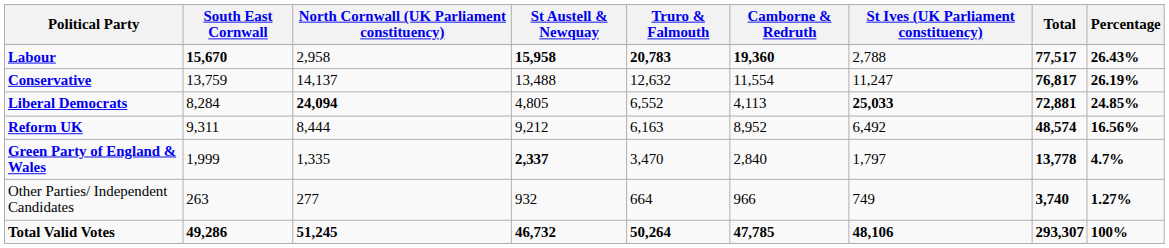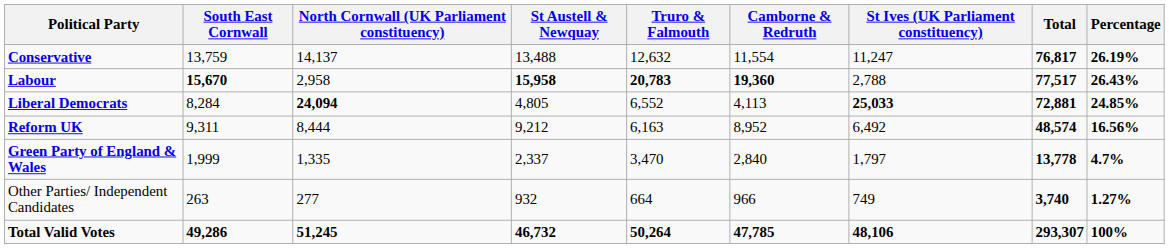rows swapped: (32, 56) <-> (50, 80)
(532, 159) bold -> (532, 159) normal
